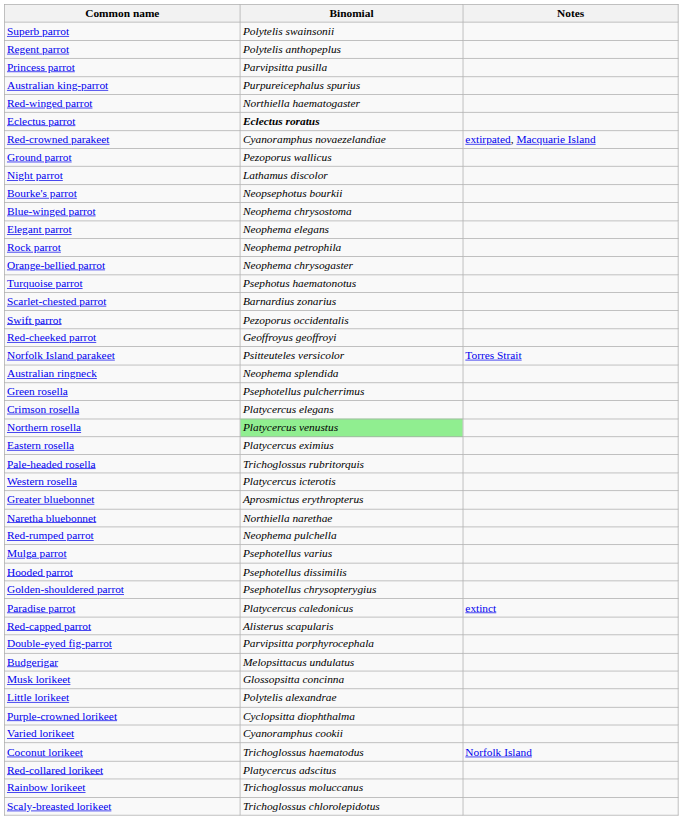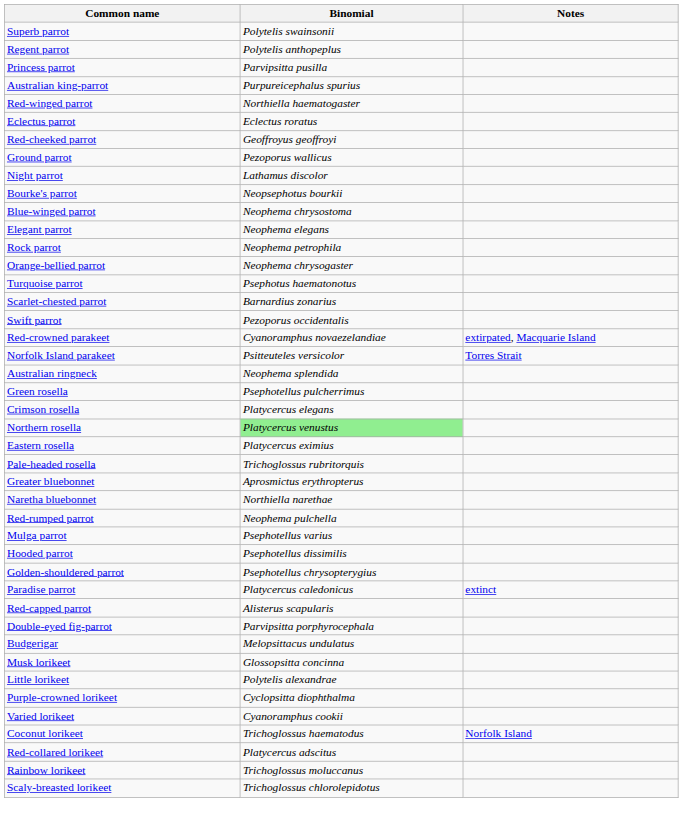(281, 121) bold -> (280, 121) normal
rows swapped: (52, 337) <-> (58, 139)
- row: (42, 481)
